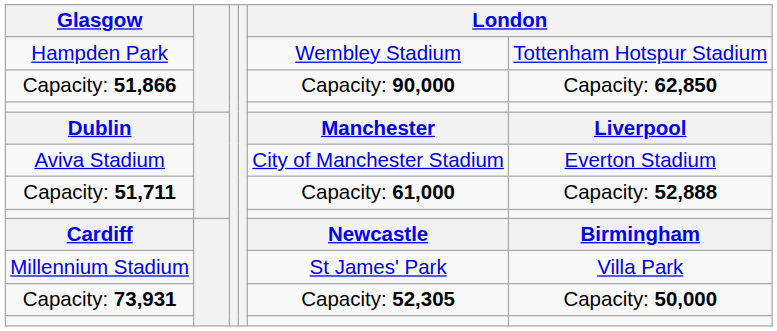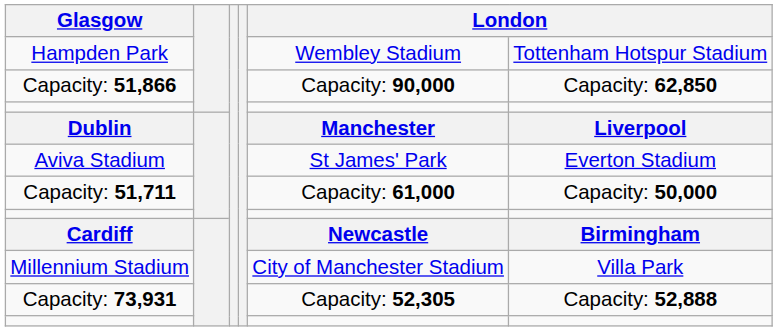(378, 160) City of Manchester Stadium -> (378, 160) St James' Park
(640, 192) Capacity: 52,888 -> (640, 192) Capacity: 50,000
(378, 266) St James' Park -> (378, 266) City of Manchester Stadium
(640, 299) Capacity: 50,000 -> (640, 299) Capacity: 52,888
